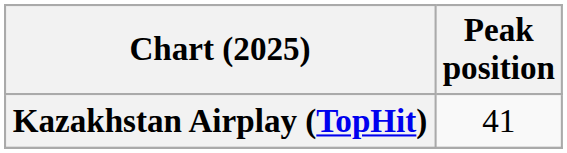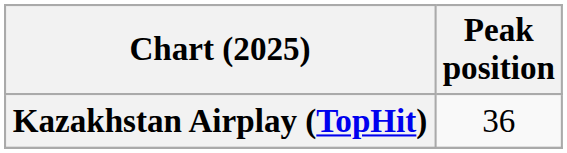(499, 120) 41 -> (499, 120) 36
